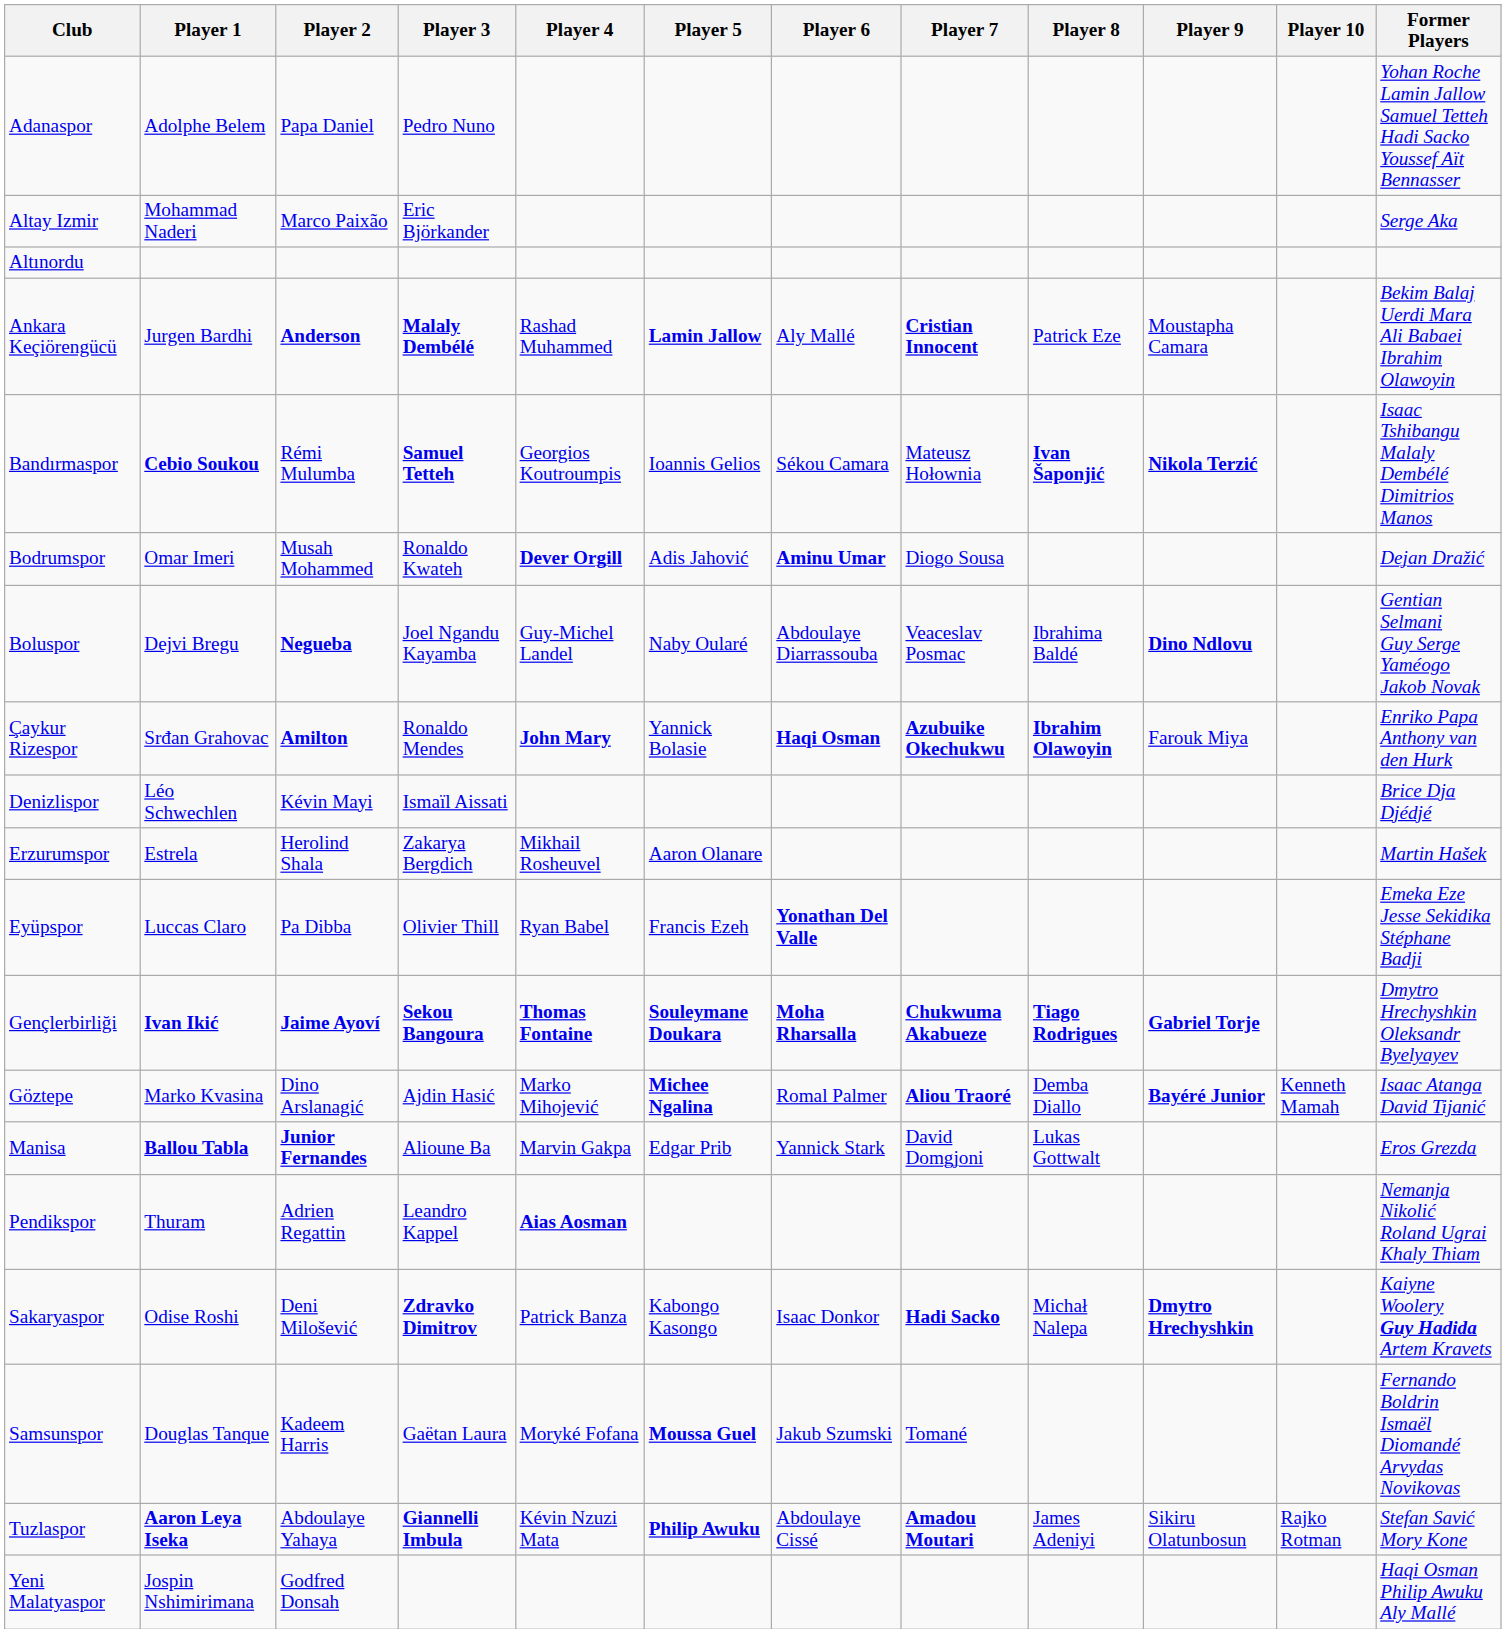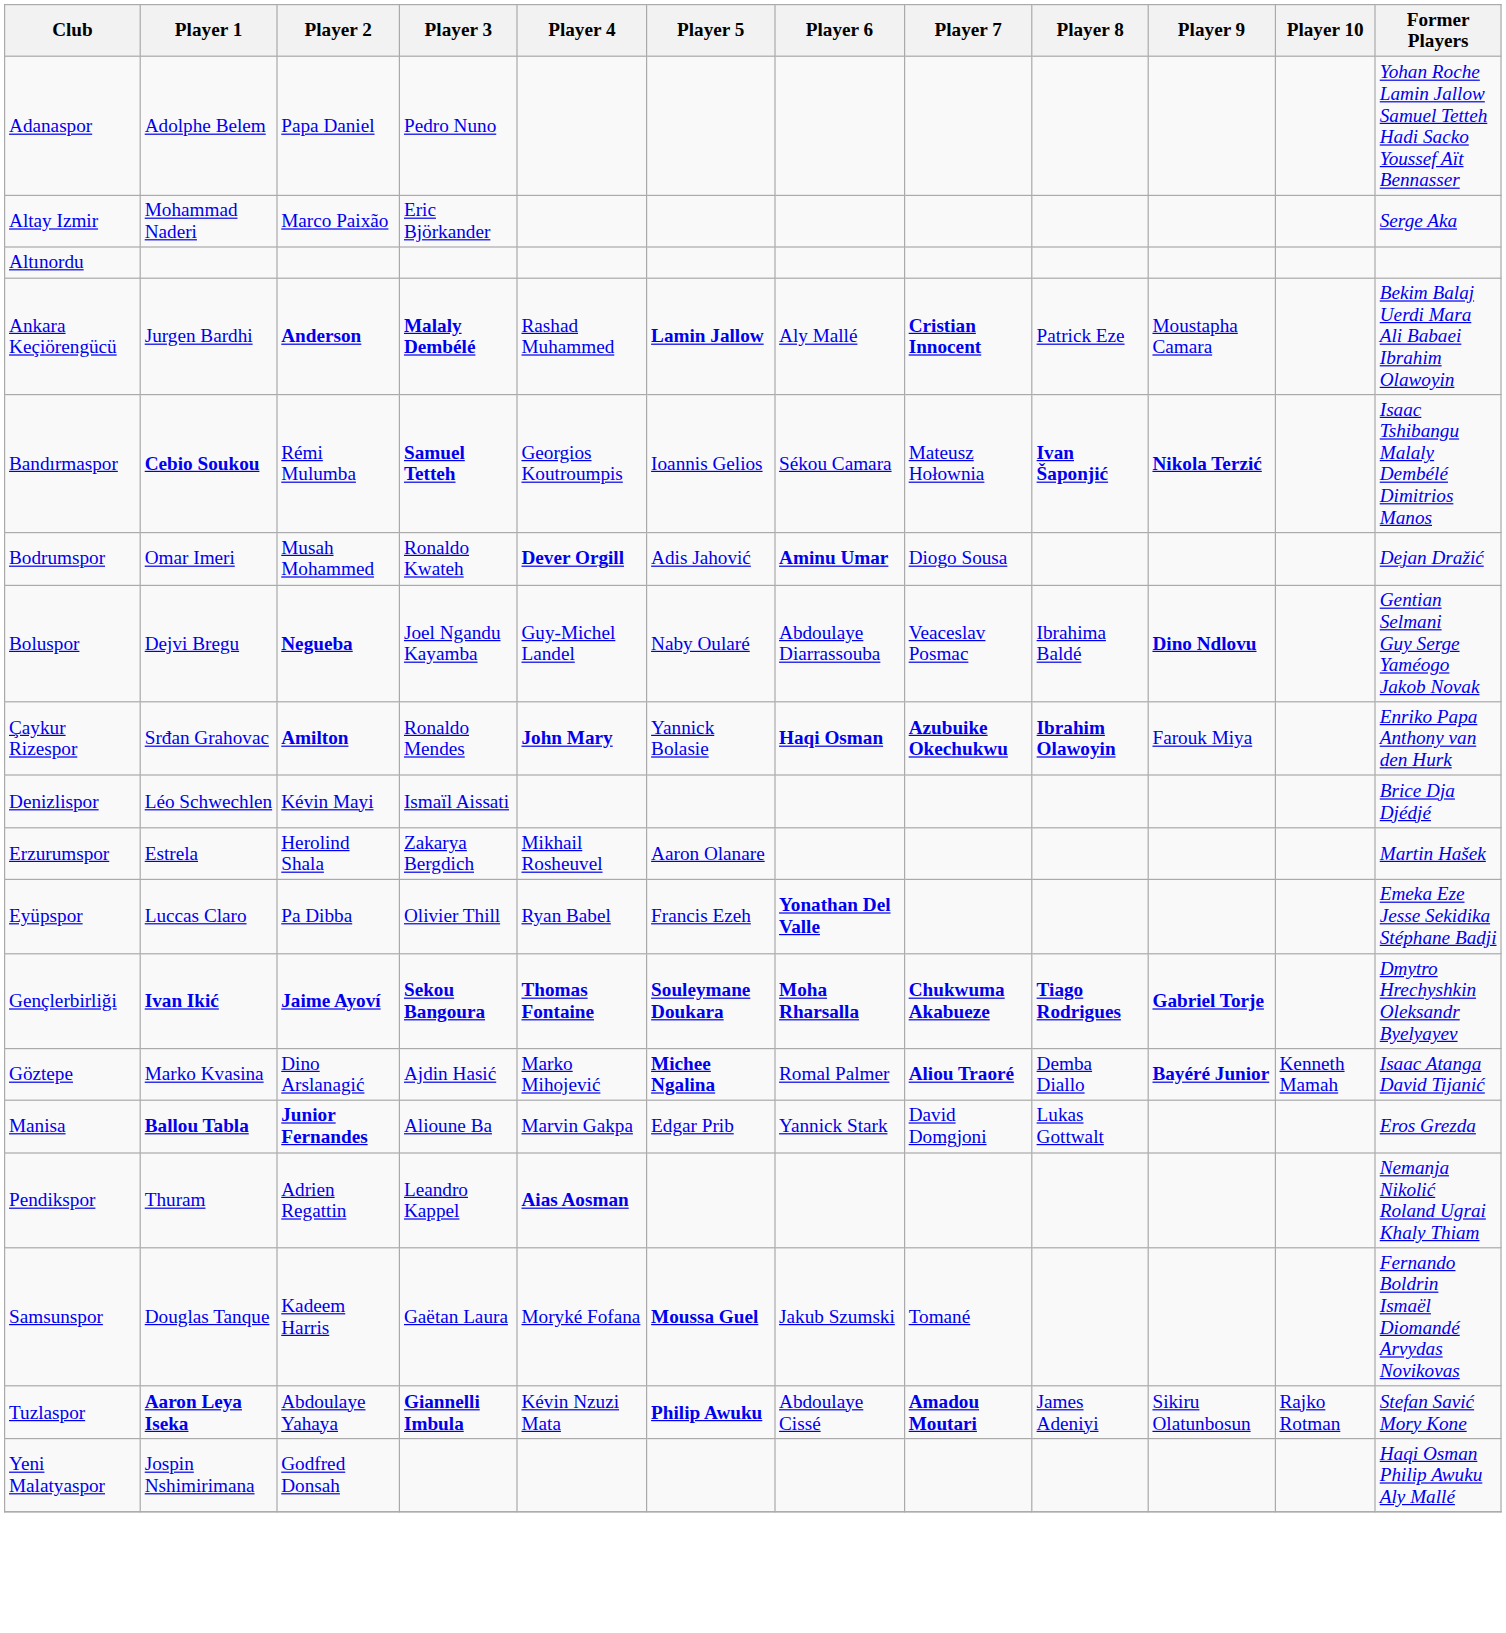- row: (56, 1316)
